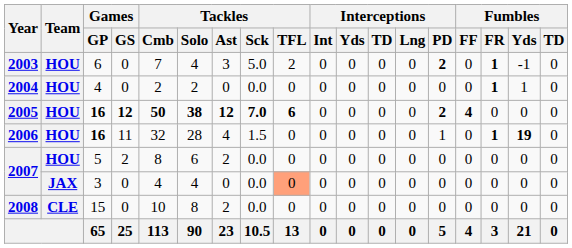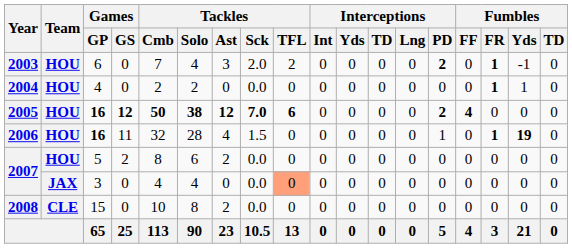(257, 64) 5.0 -> (257, 64) 2.0
